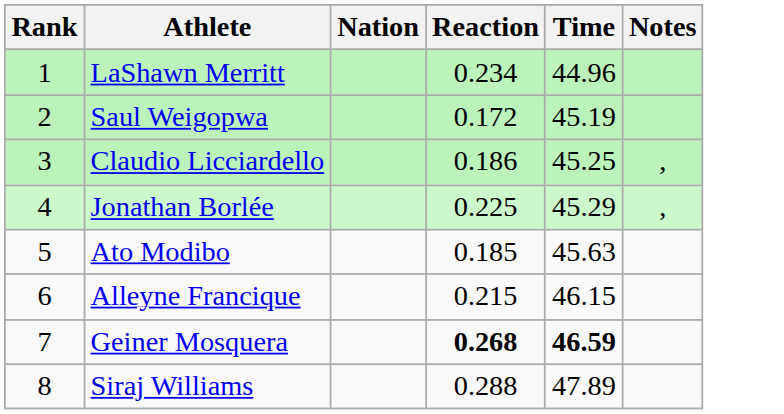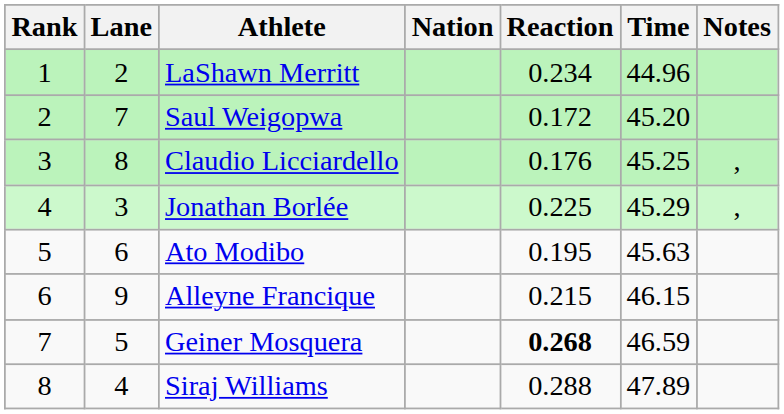+ column: (121, 26)
(584, 116) 45.19 -> (658, 116) 45.20
(486, 161) 0.186 -> (560, 161) 0.176
(486, 251) 0.185 -> (560, 251) 0.195
(584, 341) bold -> (658, 341) normal
